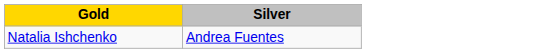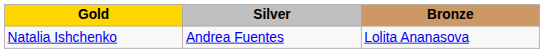+ column: (450, 15)
